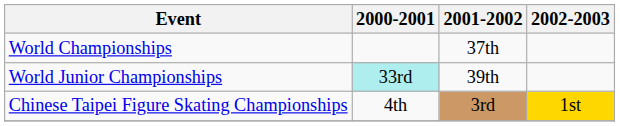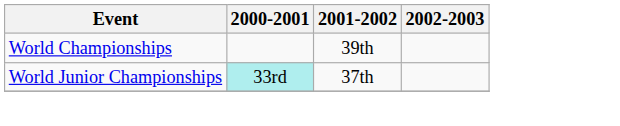(483, 47) 37th -> (357, 47) 39th
(483, 76) 39th -> (357, 76) 37th
- row: (178, 105)
